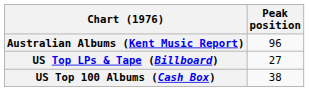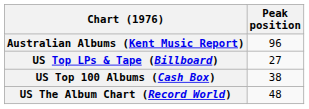+ row: (126, 95)
